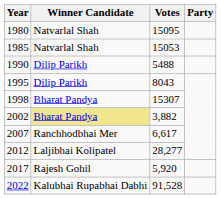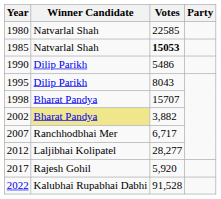(166, 30) 15095 -> (166, 30) 22585
(166, 47) normal -> (166, 47) bold
(163, 64) 5488 -> (163, 64) 5486
(166, 99) 15307 -> (166, 99) 15707
(164, 133) 6,617 -> (164, 133) 6,717
